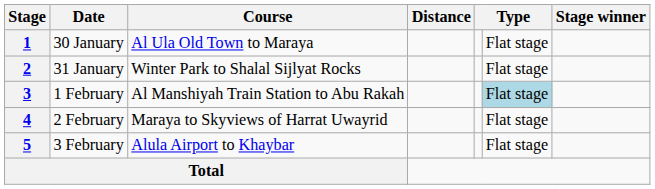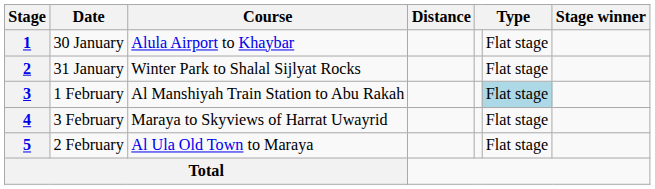(222, 42) Al Ula Old Town to Maraya -> (213, 42) Alula Airport to Khaybar
(89, 119) 2 February -> (89, 119) 3 February
(89, 145) 3 February -> (89, 145) 2 February
(213, 145) Alula Airport to Khaybar -> (222, 145) Al Ula Old Town to Maraya
